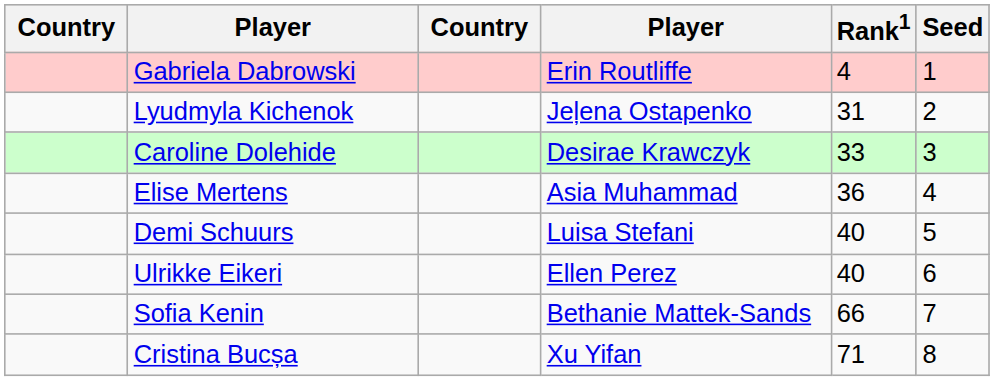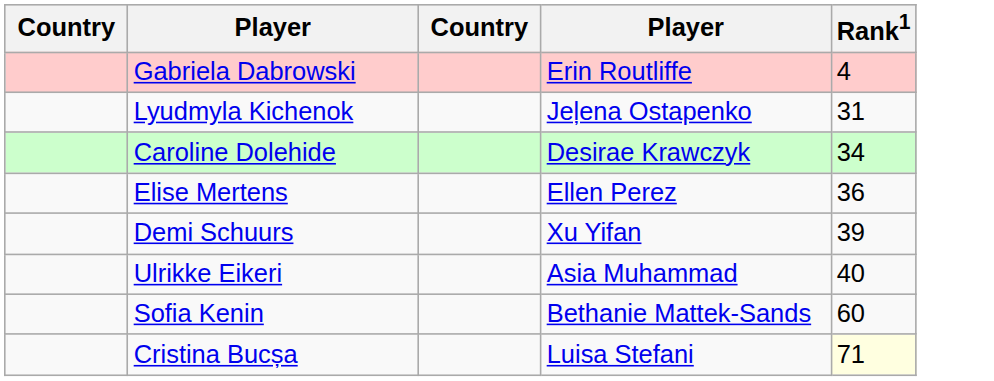- column: (953, 28)
(851, 152) 33 -> (851, 152) 34
(642, 192) Asia Muhammad -> (612, 192) Ellen Perez
(620, 233) Luisa Stefani -> (594, 233) Xu Yifan
(851, 233) 40 -> (851, 233) 39
(612, 273) Ellen Perez -> (642, 273) Asia Muhammad
(851, 313) 66 -> (851, 313) 60
(594, 354) Xu Yifan -> (620, 354) Luisa Stefani
(851, 354) no background -> (851, 354) lightyellow background
